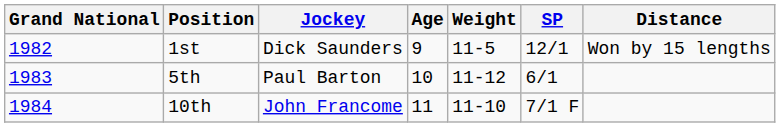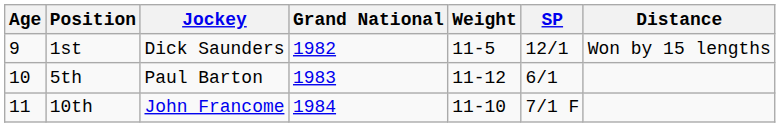columns swapped: (84, 19) <-> (428, 19)
